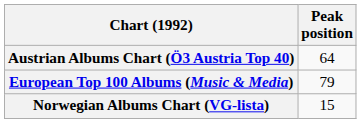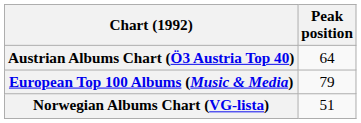(327, 105) 15 -> (327, 105) 51
